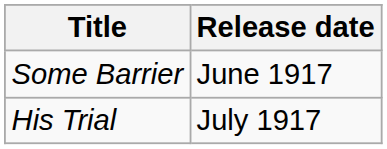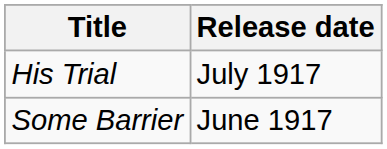rows swapped: (97, 73) <-> (64, 119)
